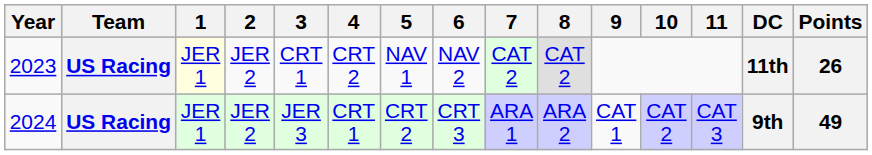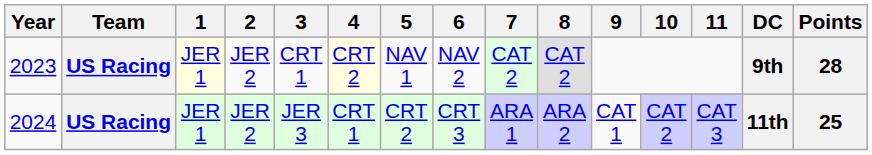(354, 65) no background -> (354, 65) lightyellow background
(768, 65) 11th -> (768, 65) 9th
(831, 65) 26 -> (831, 65) 28
(768, 122) 9th -> (768, 122) 11th
(831, 122) 49 -> (831, 122) 25
